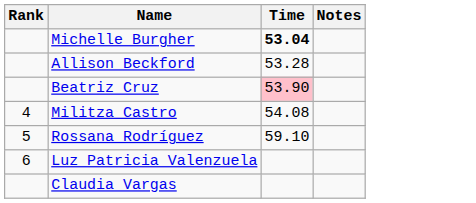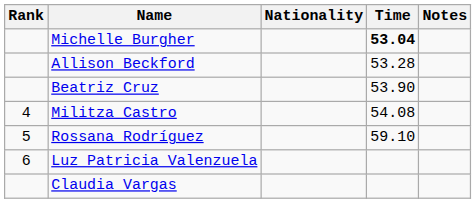+ column: (314, 17)
(287, 89) pink background -> (393, 89) no background
